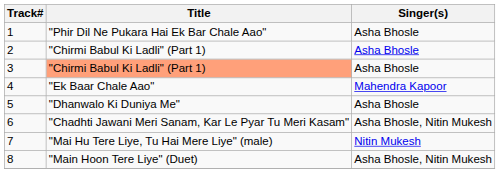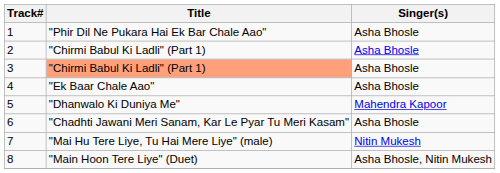(400, 86) Mahendra Kapoor -> (387, 86) Asha Bhosle
(387, 104) Asha Bhosle -> (400, 104) Mahendra Kapoor
(423, 123) Asha Bhosle, Nitin Mukesh -> (387, 123) Asha Bhosle
